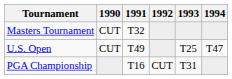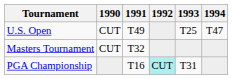rows swapped: (50, 31) <-> (29, 48)
(162, 66) no background -> (162, 66) paleturquoise background
